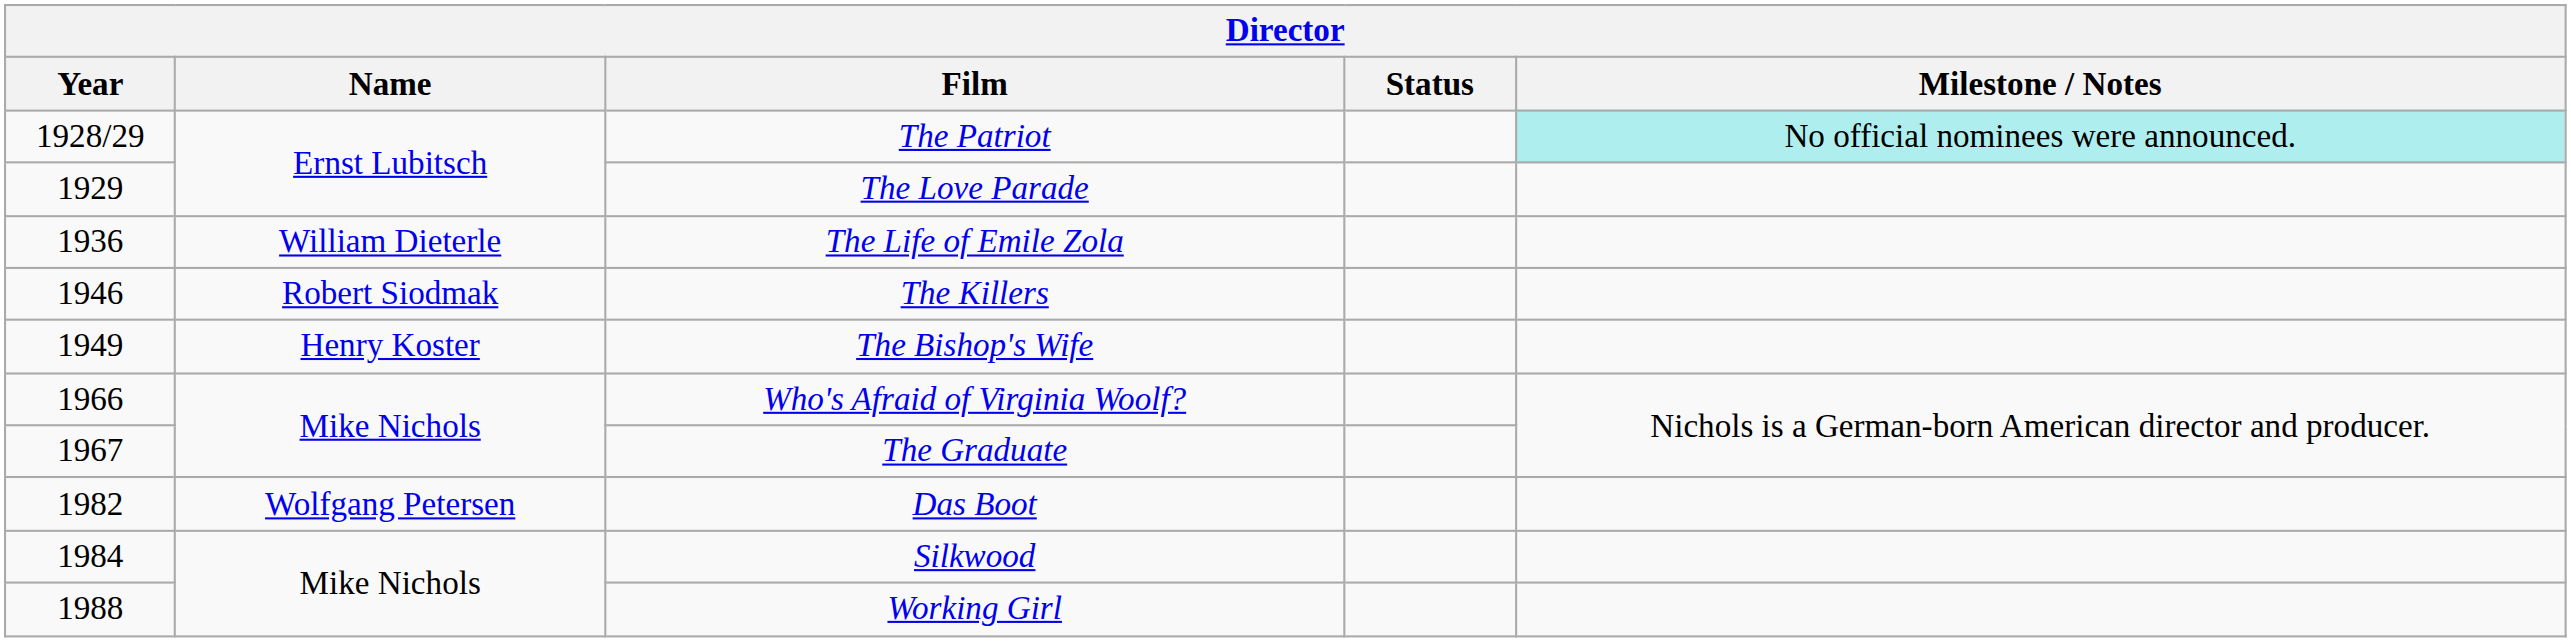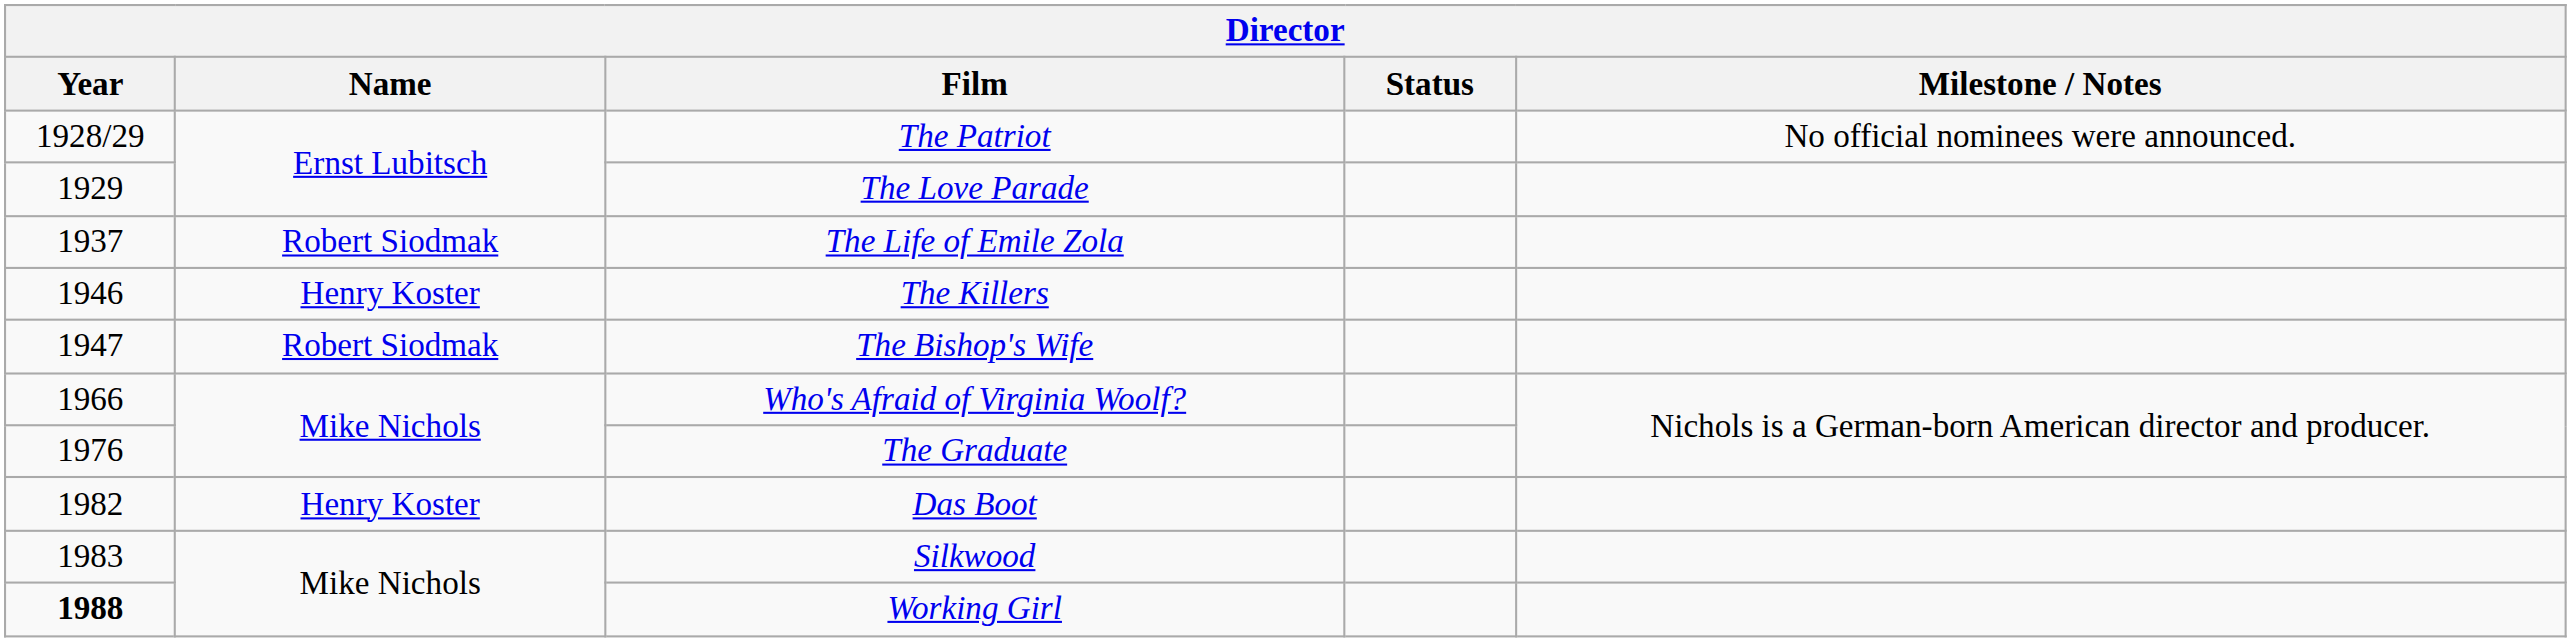(2040, 135) paleturquoise background -> (2040, 135) no background
(90, 240) 1936 -> (90, 240) 1937
(390, 240) William Dieterle -> (390, 240) Robert Siodmak
(390, 293) Robert Siodmak -> (390, 293) Henry Koster
(90, 345) 1949 -> (90, 345) 1947
(390, 345) Henry Koster -> (390, 345) Robert Siodmak
(90, 450) 1967 -> (90, 450) 1976
(390, 503) Wolfgang Petersen -> (390, 503) Henry Koster
(90, 556) 1984 -> (90, 556) 1983
(90, 608) normal -> (90, 608) bold
